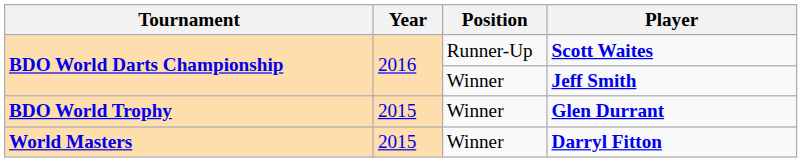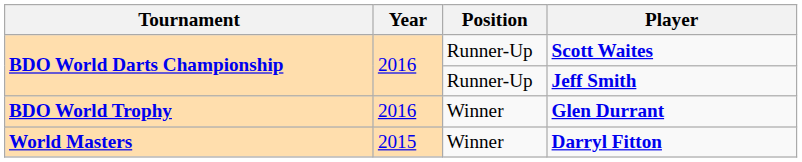(475, 80) Winner -> (490, 80) Runner-Up
(397, 111) 2015 -> (397, 111) 2016
